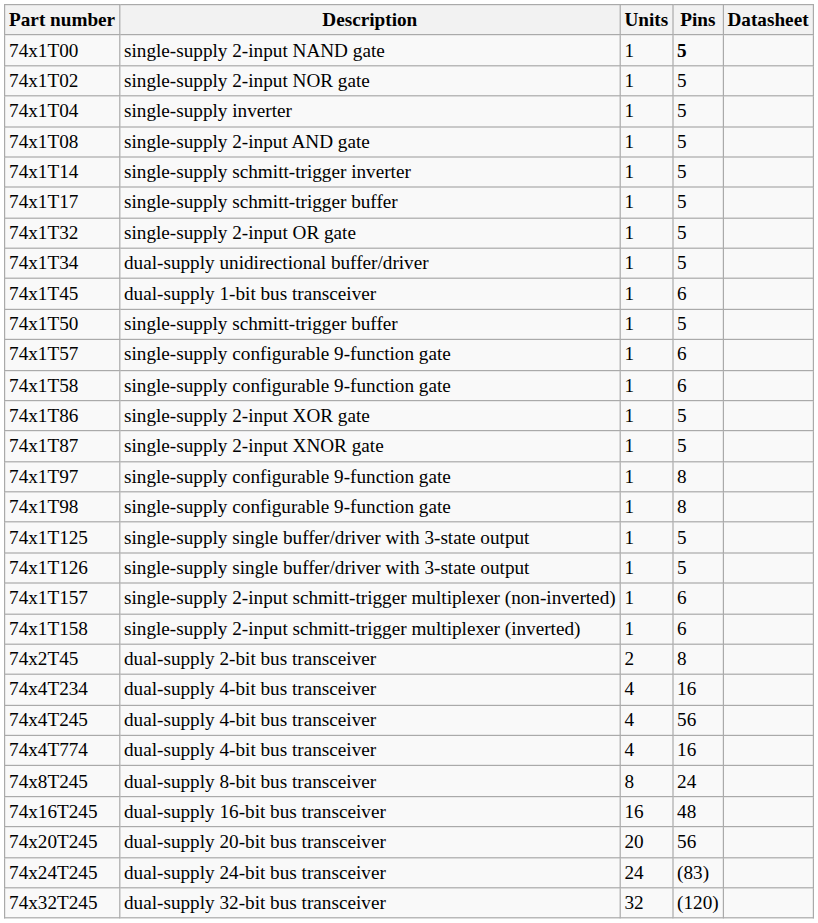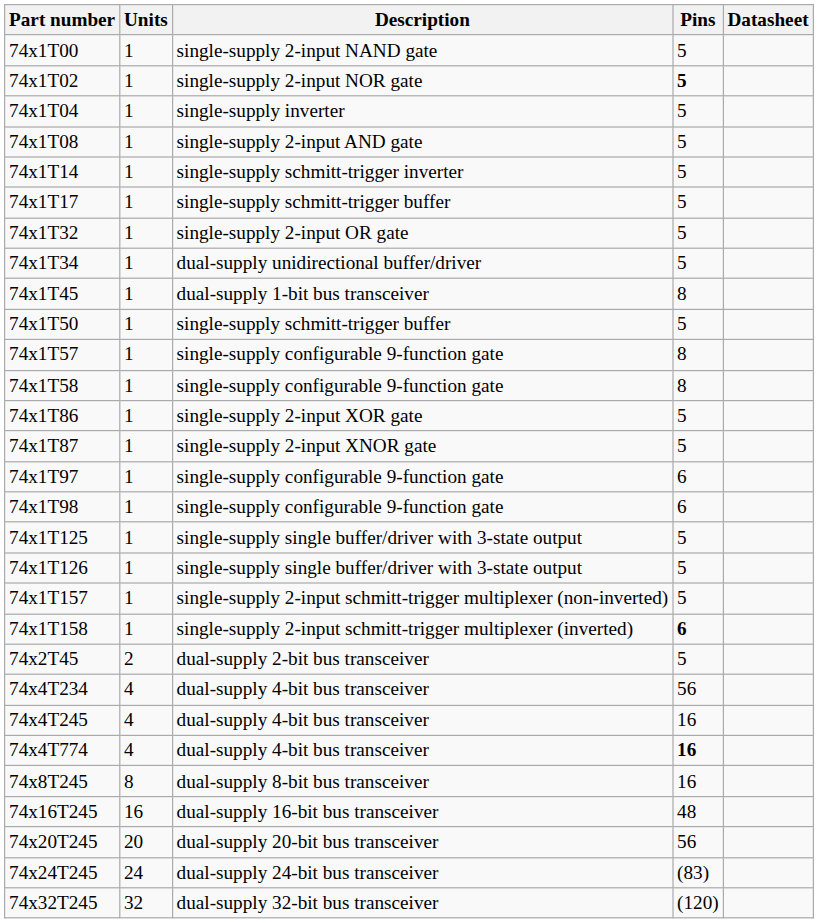columns swapped: (646, 19) <-> (370, 19)
(682, 50) bold -> (682, 50) normal
(682, 80) normal -> (682, 80) bold
(682, 293) 6 -> (682, 293) 8
(682, 354) 6 -> (682, 354) 8
(682, 385) 6 -> (682, 385) 8
(682, 476) 8 -> (682, 476) 6
(682, 506) 8 -> (682, 506) 6
(682, 598) 6 -> (682, 598) 5
(682, 628) normal -> (682, 628) bold
(682, 659) 8 -> (682, 659) 5
(687, 689) 16 -> (687, 689) 56
(687, 720) 56 -> (687, 720) 16
(687, 750) normal -> (687, 750) bold
(687, 780) 24 -> (687, 780) 16
